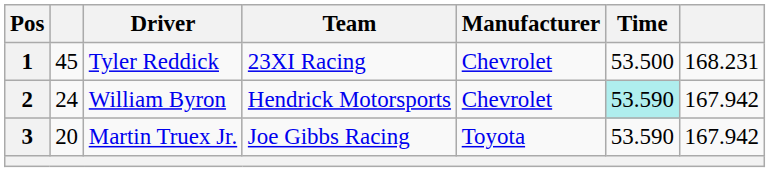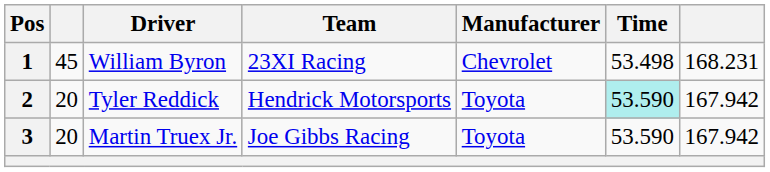(154, 61) Tyler Reddick -> (157, 61) William Byron
(642, 61) 53.500 -> (642, 61) 53.498
(67, 99) 24 -> (67, 99) 20
(157, 99) William Byron -> (154, 99) Tyler Reddick
(507, 99) Chevrolet -> (493, 99) Toyota
